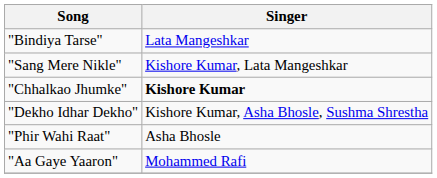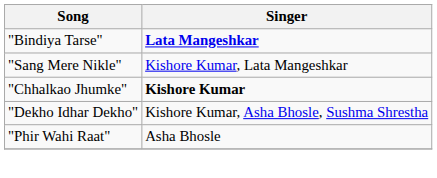(197, 40) normal -> (202, 40) bold
- row: (63, 160)
